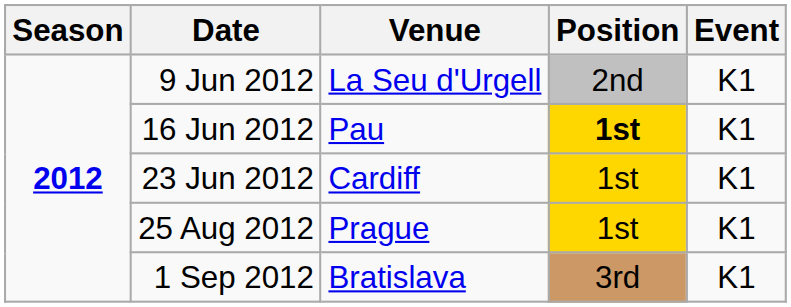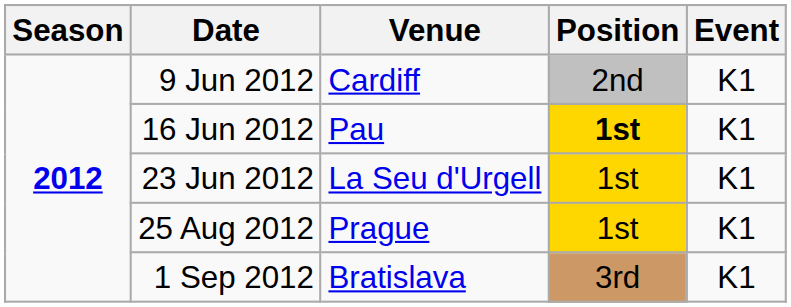(435, 80) La Seu d'Urgell -> (374, 80) Cardiff
(374, 179) Cardiff -> (435, 179) La Seu d'Urgell
